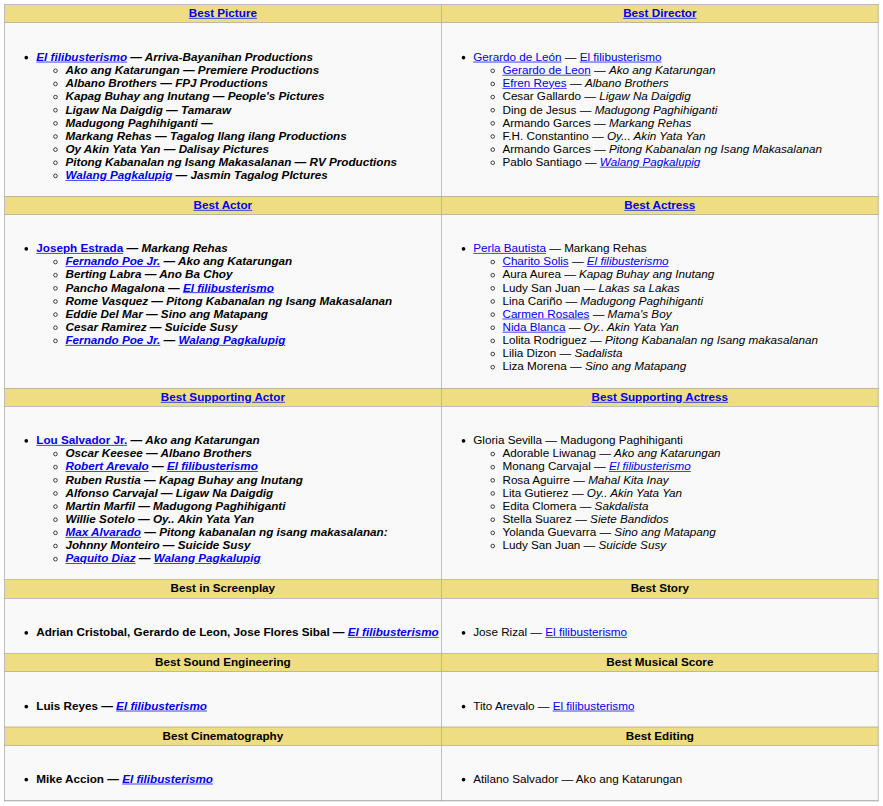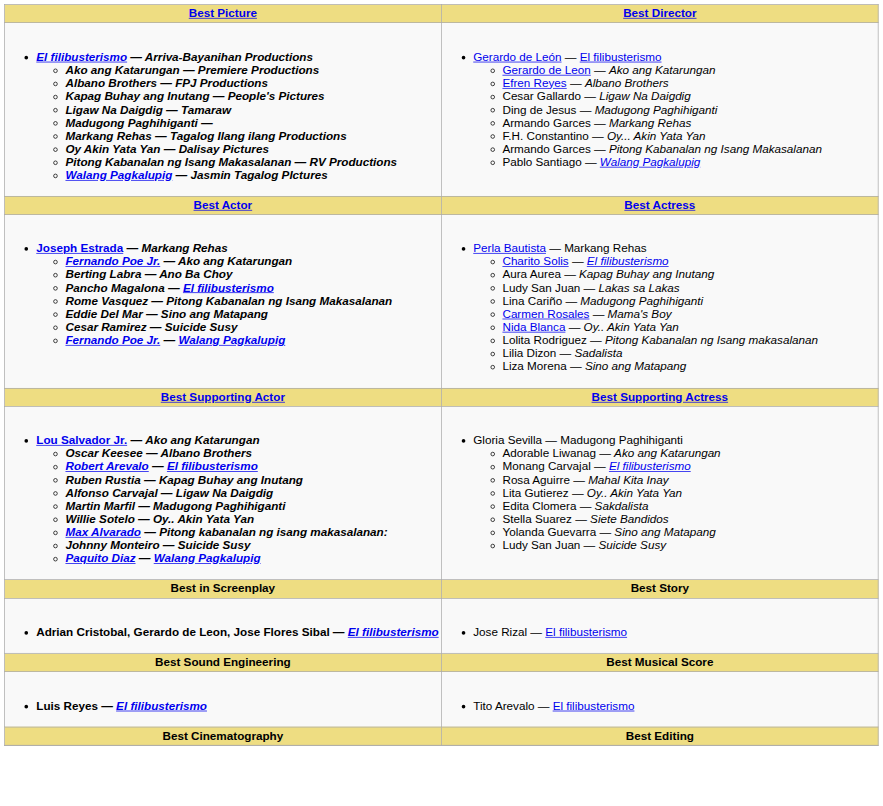- row: (223, 779)
